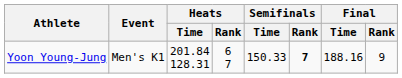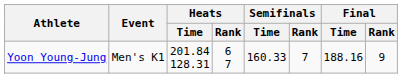(267, 57) 150.33 -> (267, 57) 160.33
(305, 57) bold -> (305, 57) normal
